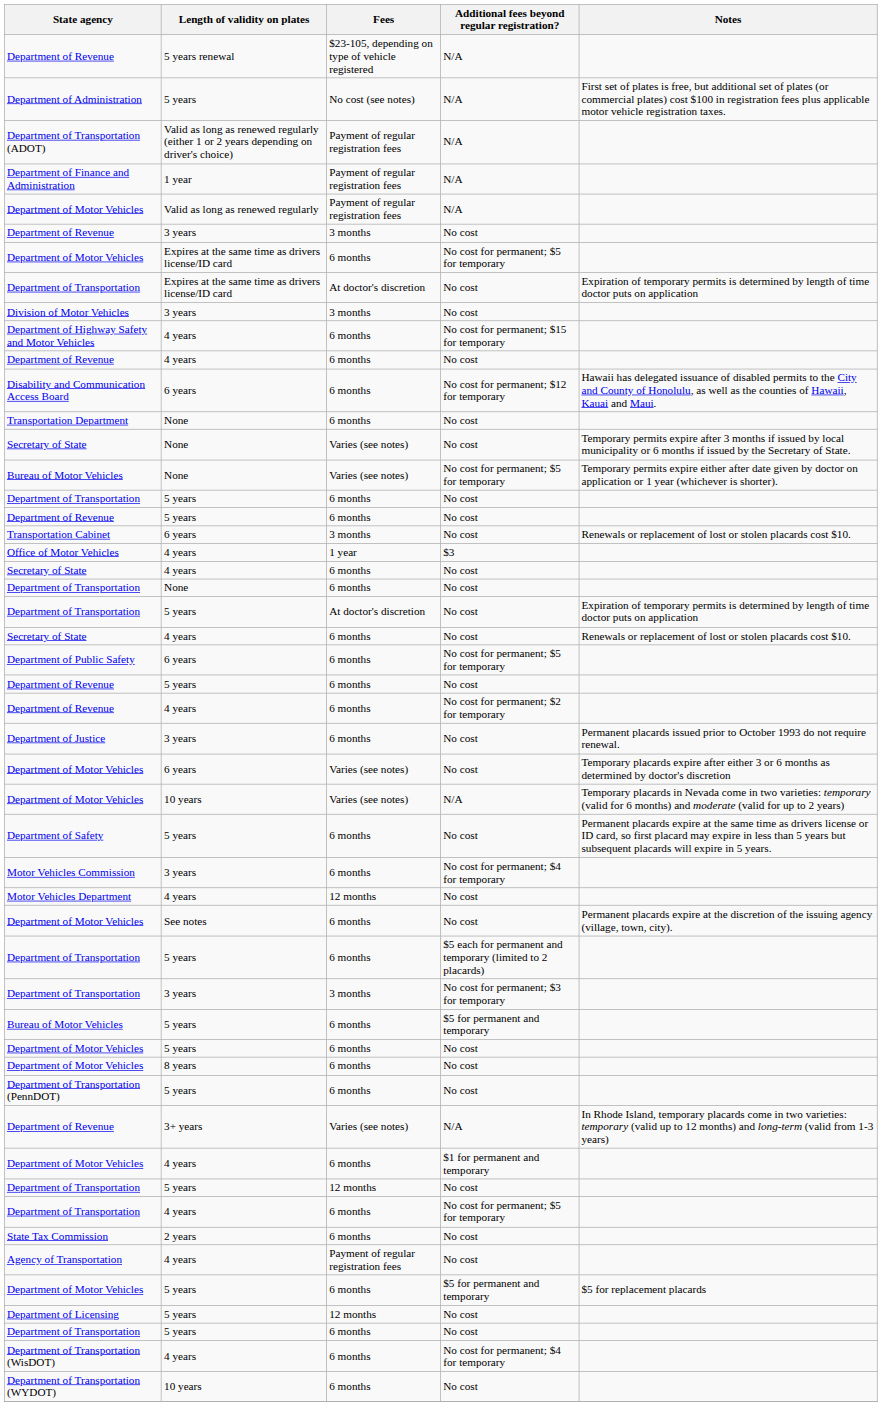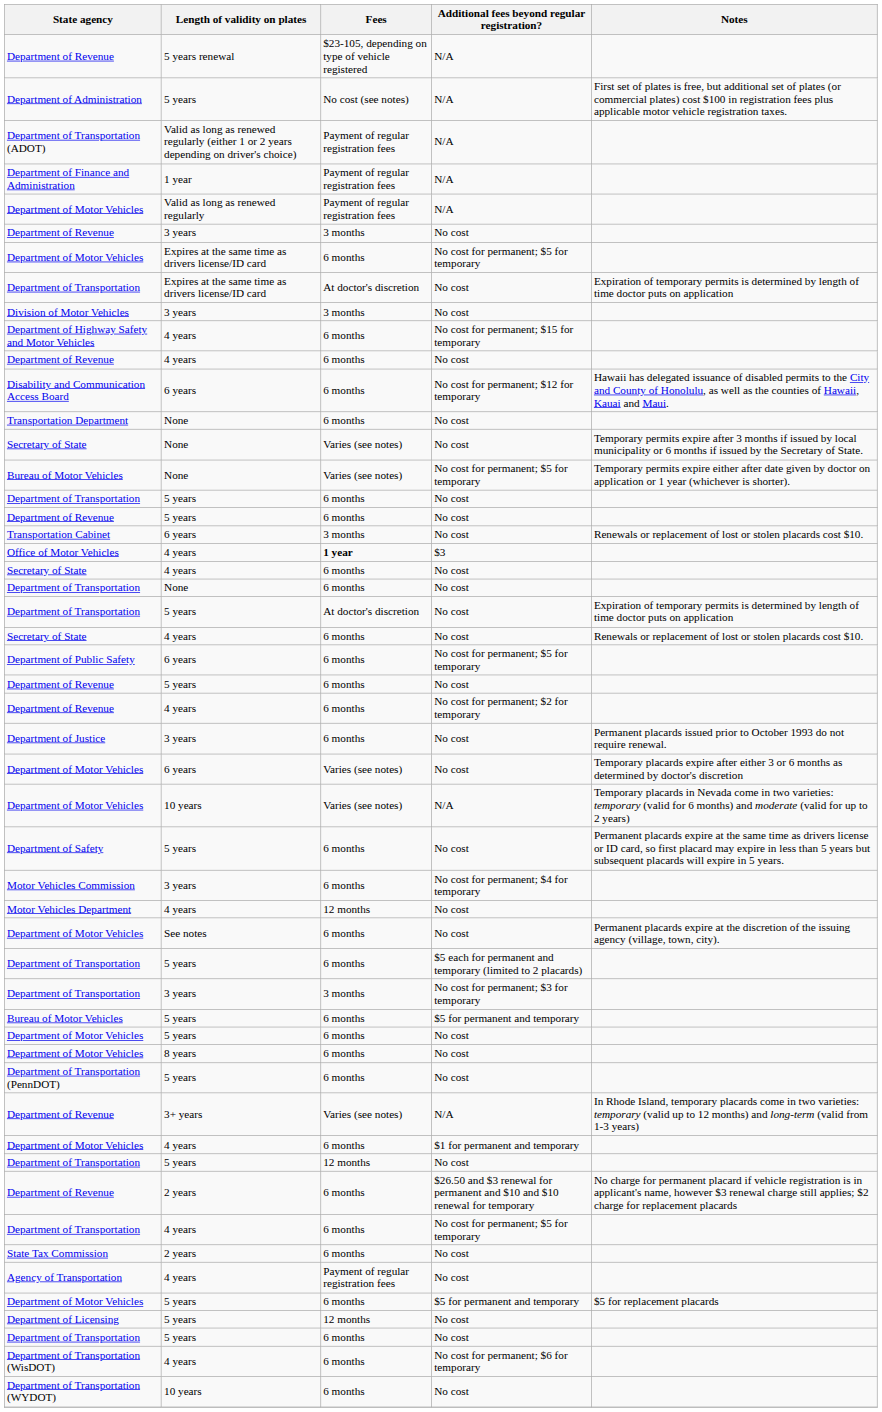(343, 552) normal -> (338, 552) bold
+ row: (60, 1192)
(502, 1356) No cost for permanent; $4 for temporary -> (501, 1361) No cost for permanent; $6 for temporary
